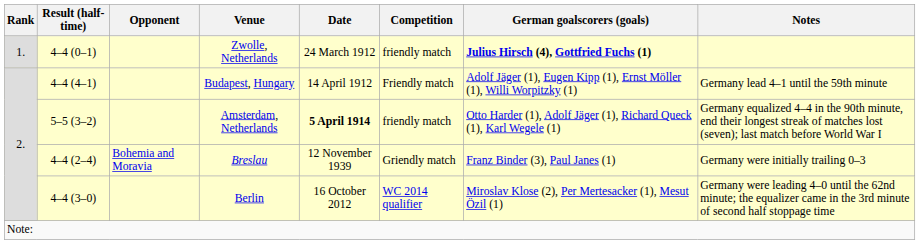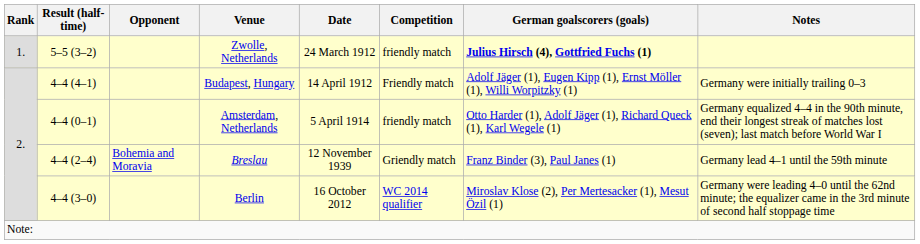(73, 51) 4–4 (0–1) -> (73, 51) 5–5 (3–2)
(794, 83) Germany lead 4–1 until the 59th minute -> (783, 83) Germany were initially trailing 0–3
(73, 121) 5–5 (3–2) -> (73, 121) 4–4 (0–1)
(340, 121) bold -> (340, 121) normal
(783, 160) Germany were initially trailing 0–3 -> (794, 160) Germany lead 4–1 until the 59th minute
